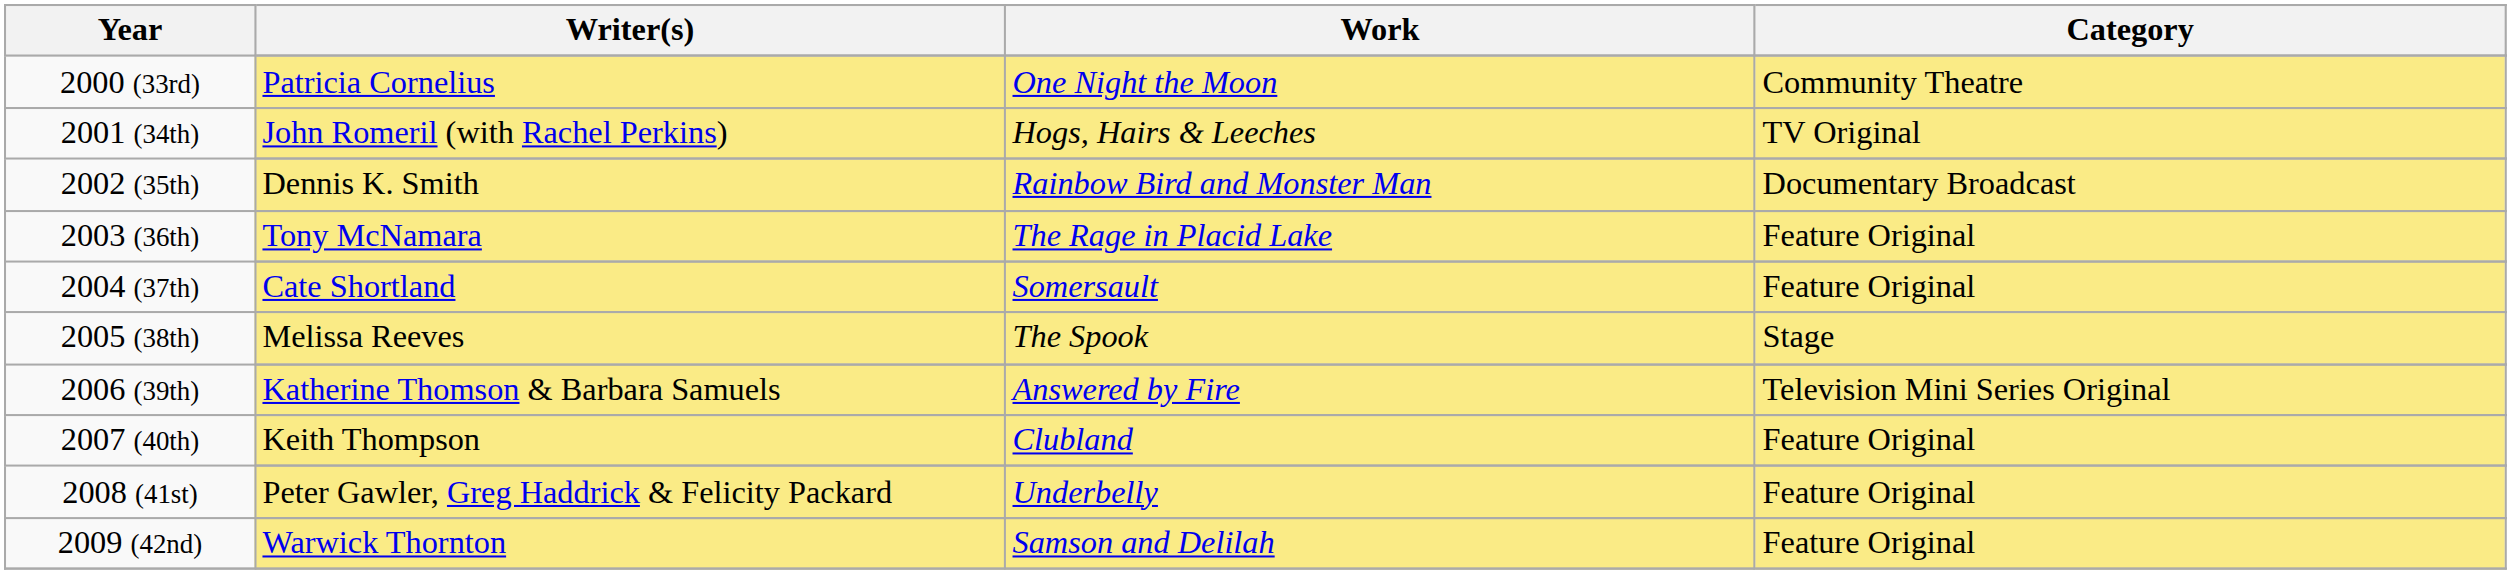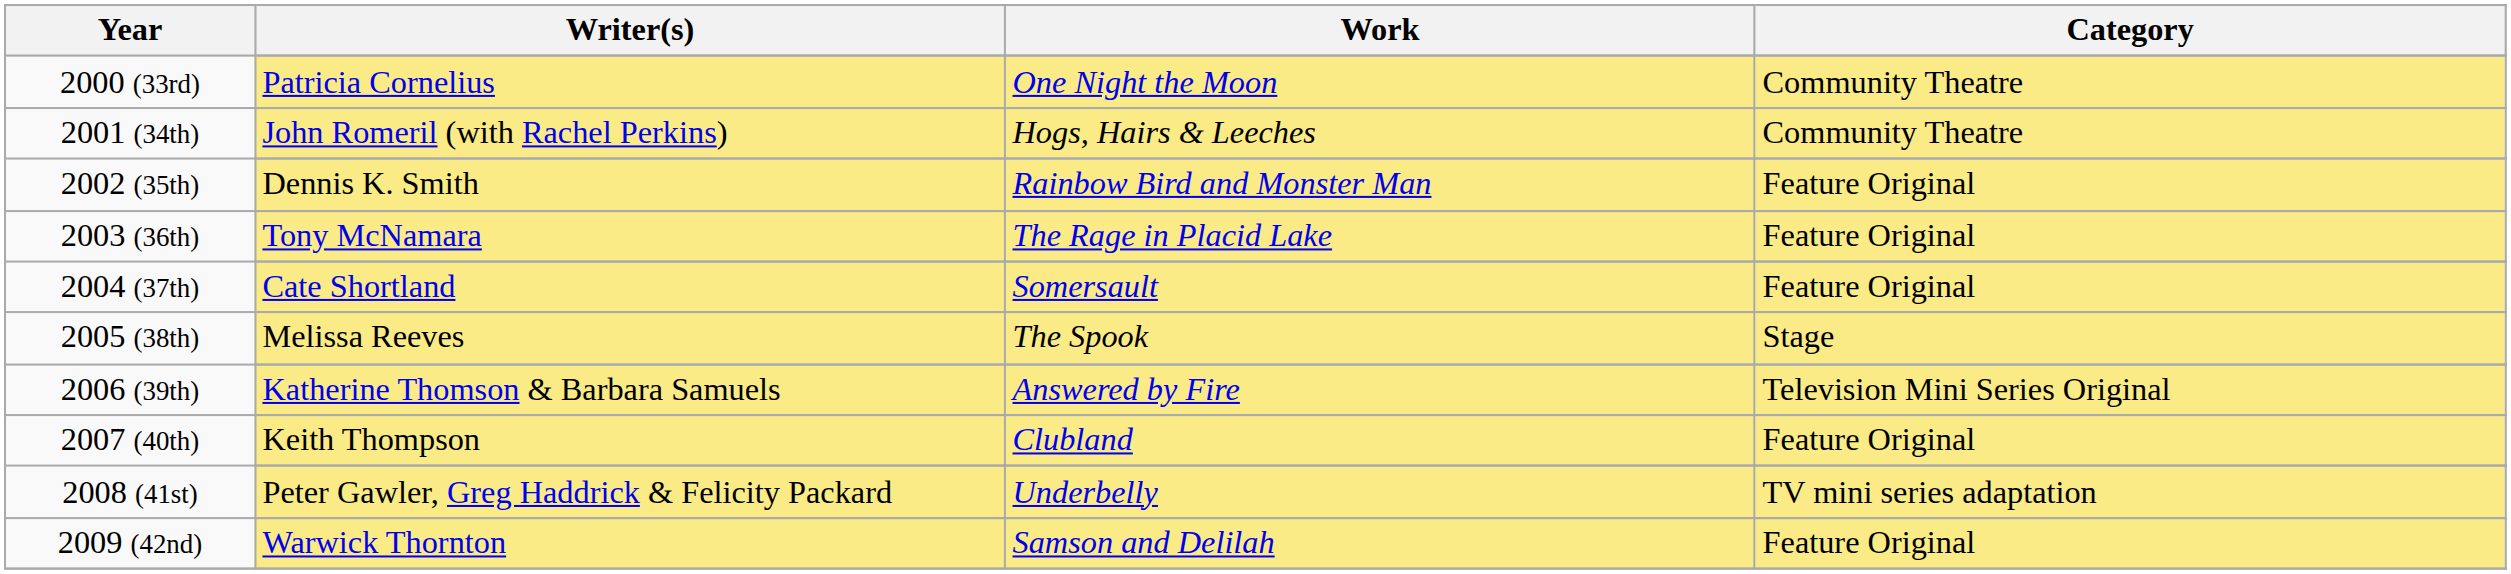(1842, 132) TV Original -> (1893, 132) Community Theatre
(1919, 183) Documentary Broadcast -> (1869, 183) Feature Original
(1869, 491) Feature Original -> (1930, 491) TV mini series adaptation
